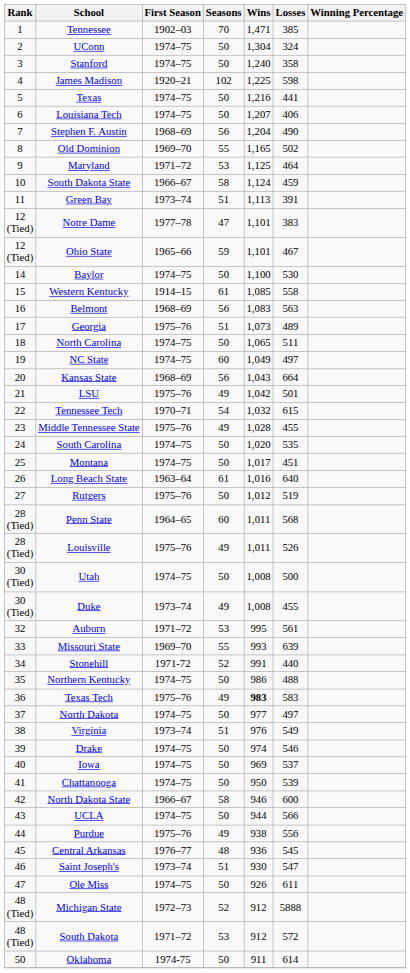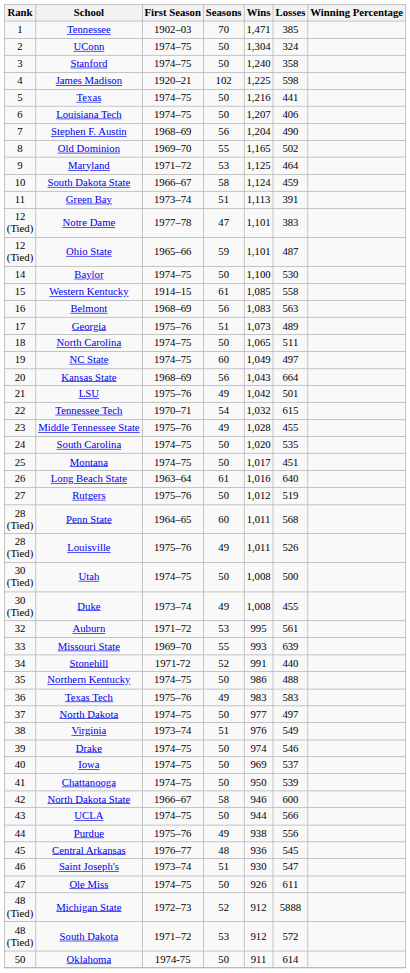(290, 252) 467 -> (290, 252) 487
(259, 697) bold -> (259, 697) normal
